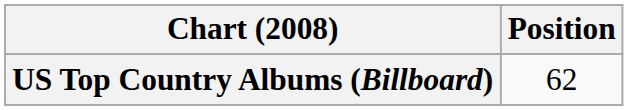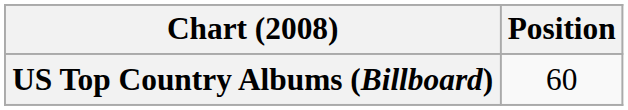(562, 79) 62 -> (562, 79) 60
